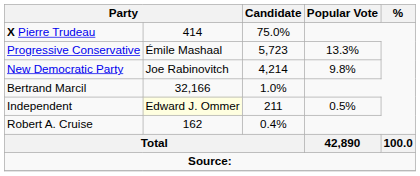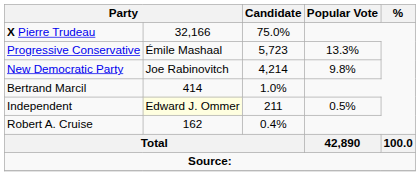(193, 32) 414 -> (193, 32) 32,166
(193, 87) 32,166 -> (193, 87) 414
